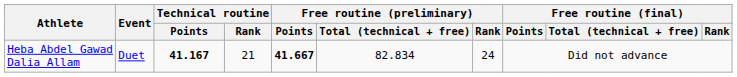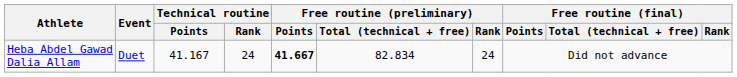(189, 56) bold -> (189, 56) normal
(248, 56) 21 -> (248, 56) 24
